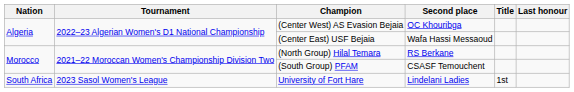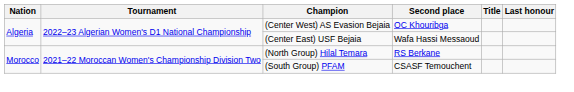- row: (321, 80)
